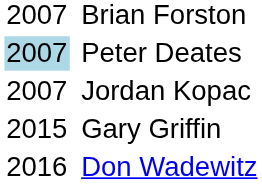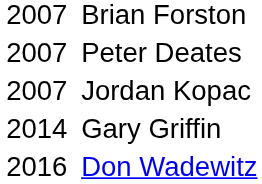(37, 53) lightblue background -> (37, 53) no background
(37, 128) 2015 -> (37, 128) 2014
